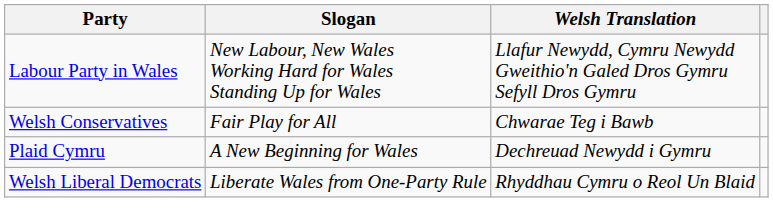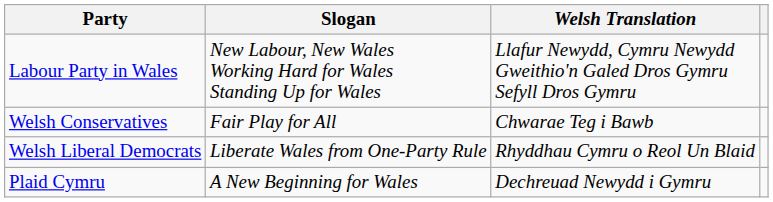rows swapped: (57, 151) <-> (105, 181)
